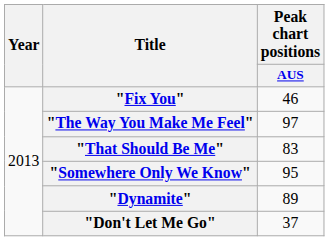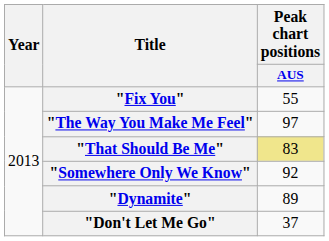(290, 99) 46 -> (290, 99) 55
(290, 148) no background -> (290, 148) khaki background
(290, 173) 95 -> (290, 173) 92
